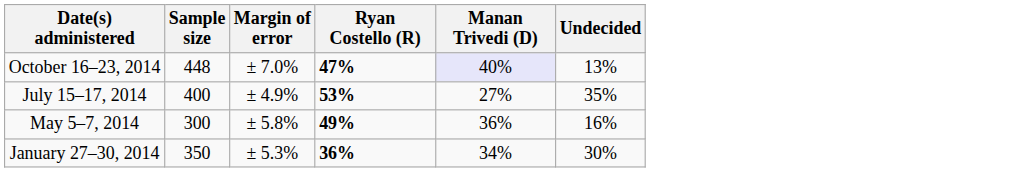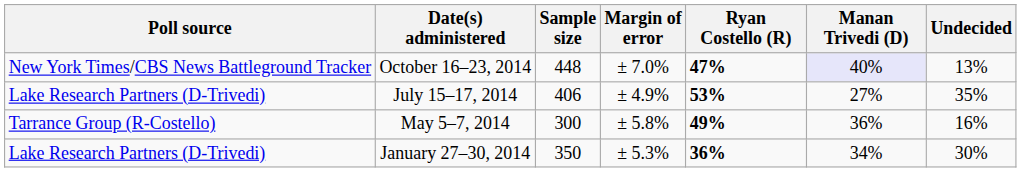+ column: (190, 28)
(197, 95) 400 -> (568, 95) 406
